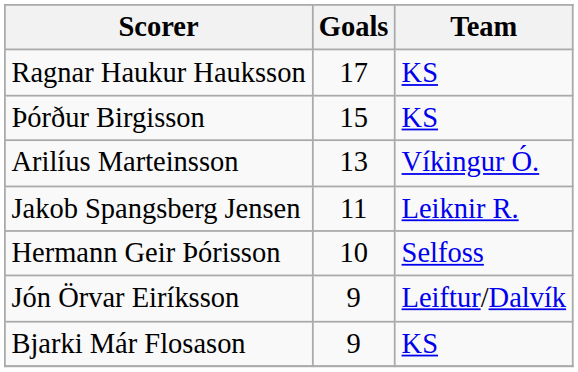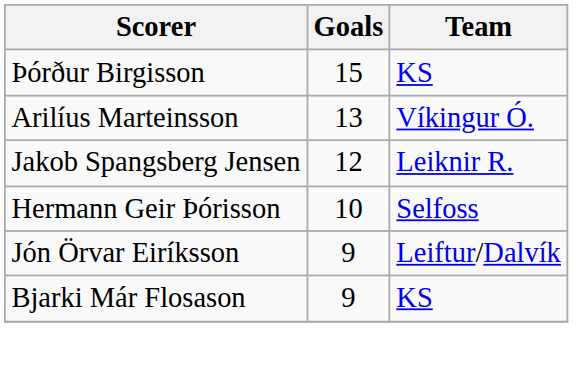- row: (159, 72)
(354, 207) 11 -> (348, 162) 12
